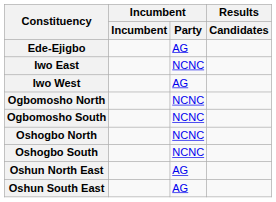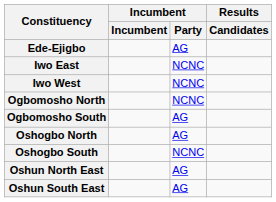(180, 83) AG -> (188, 83) NCNC
(188, 118) NCNC -> (180, 118) AG
(188, 135) NCNC -> (180, 135) AG
